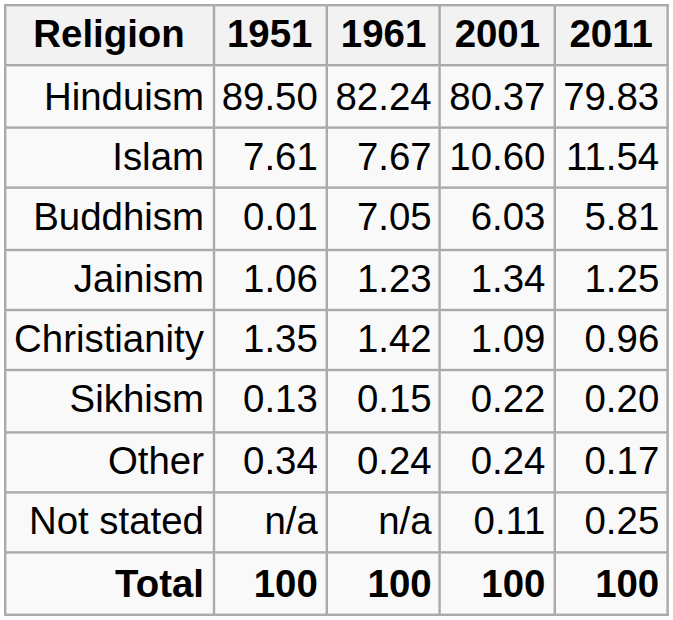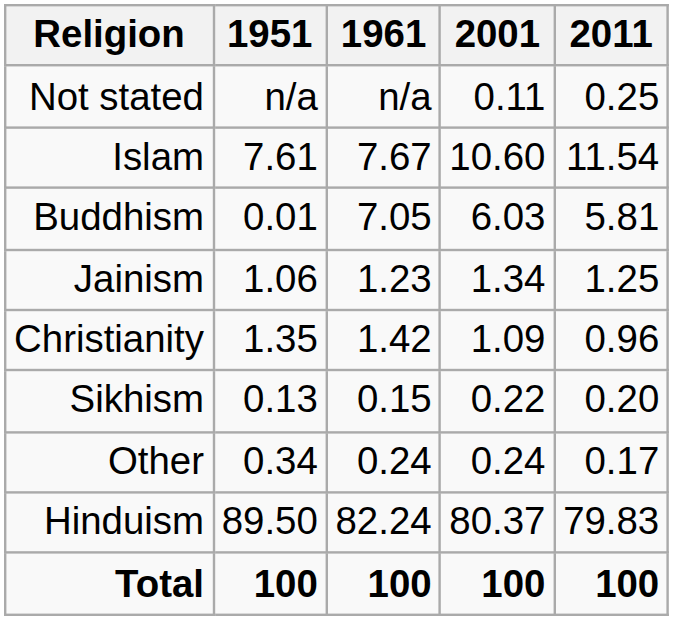rows swapped: (124, 95) <-> (116, 522)
